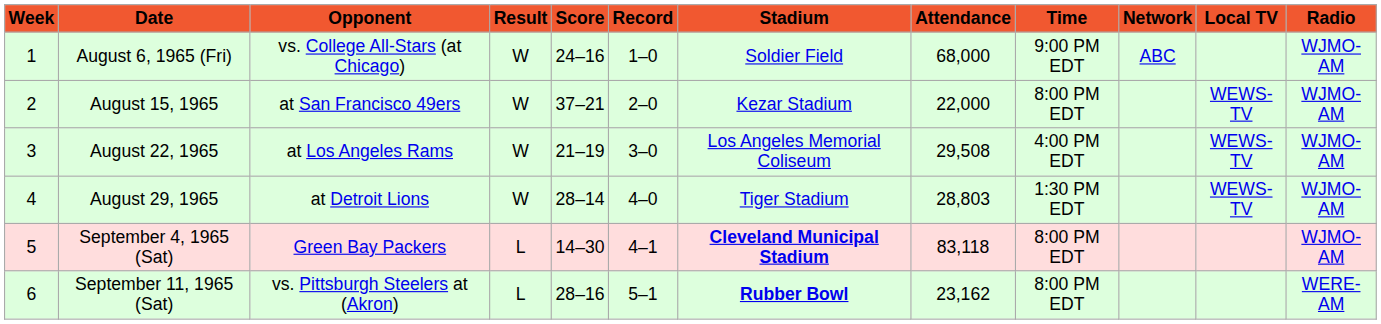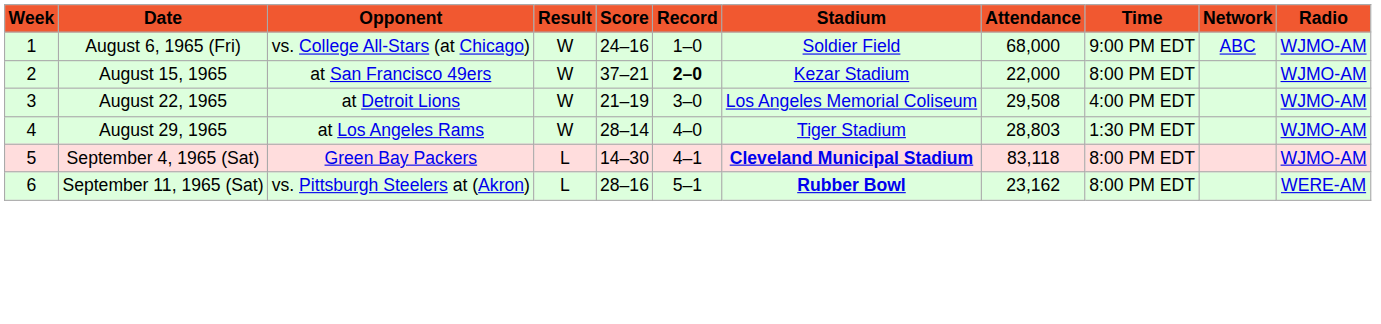- column: (1241, 18)
(643, 103) normal -> (687, 74) bold
(370, 151) at Los Angeles Rams -> (401, 102) at Detroit Lions
(370, 199) at Detroit Lions -> (401, 130) at Los Angeles Rams
